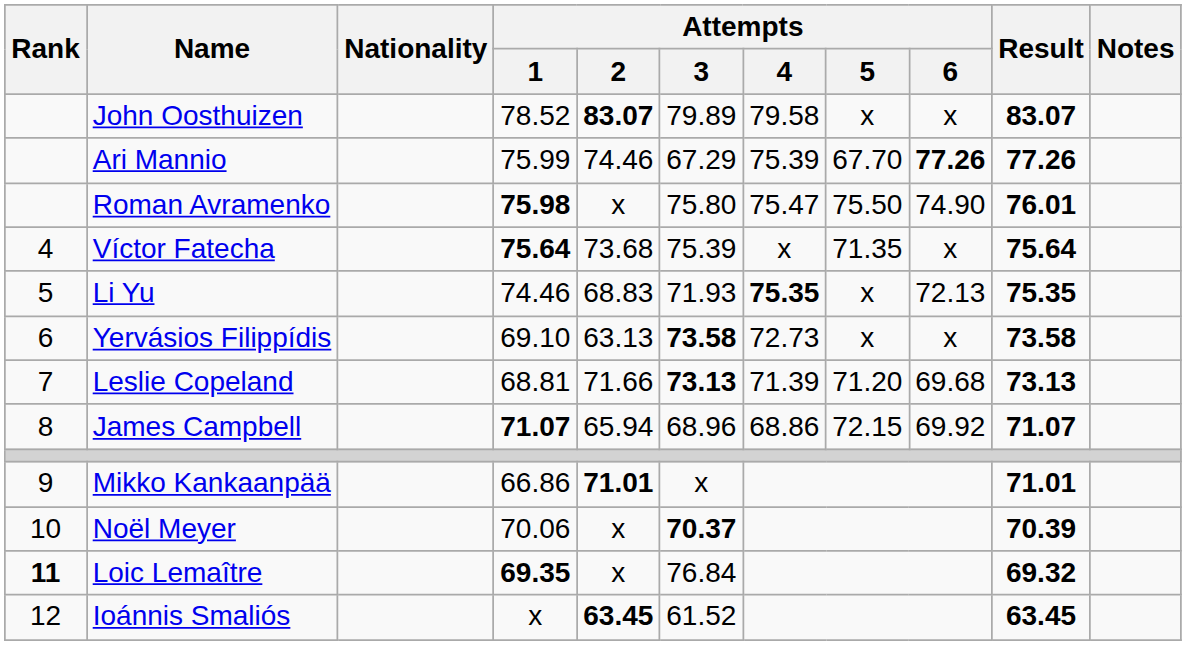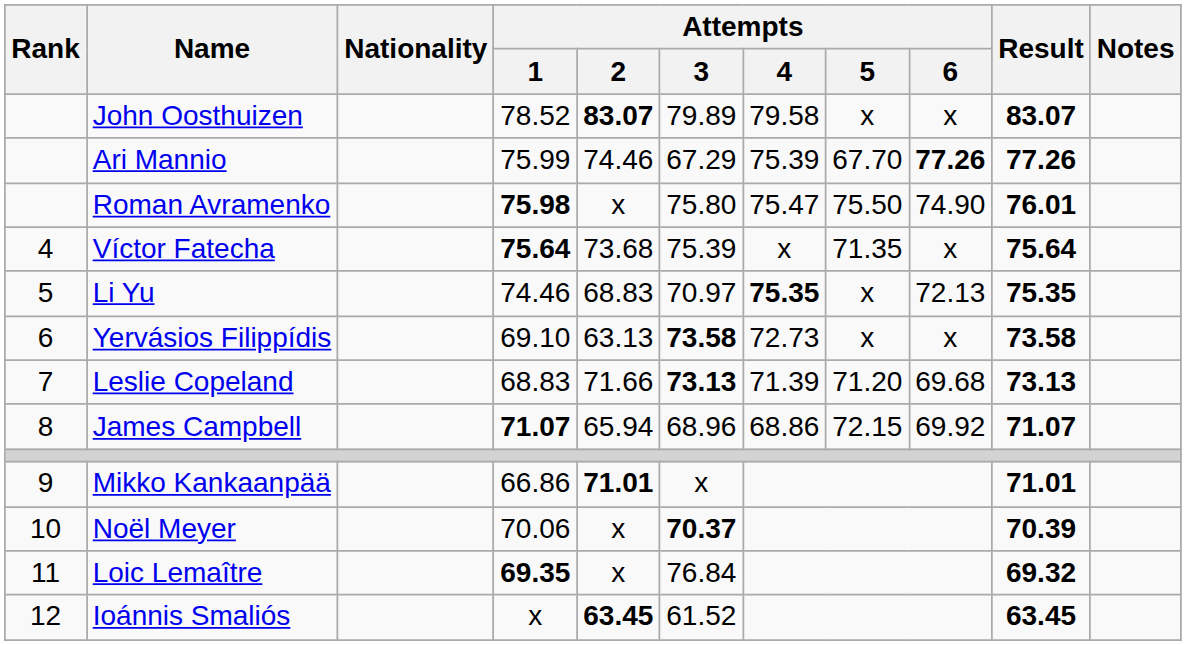(701, 293) 71.93 -> (701, 293) 70.97
(535, 381) 68.81 -> (535, 381) 68.83
(46, 572) bold -> (46, 572) normal
